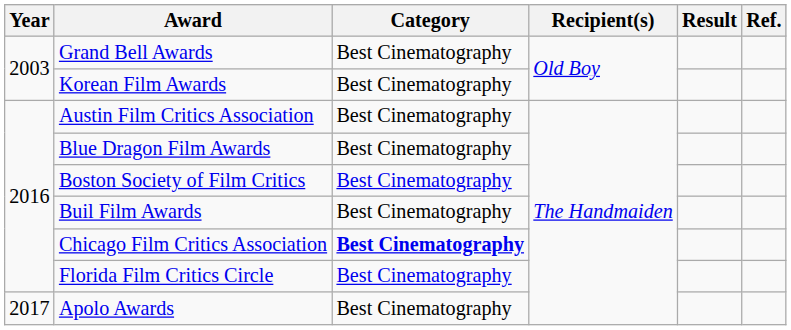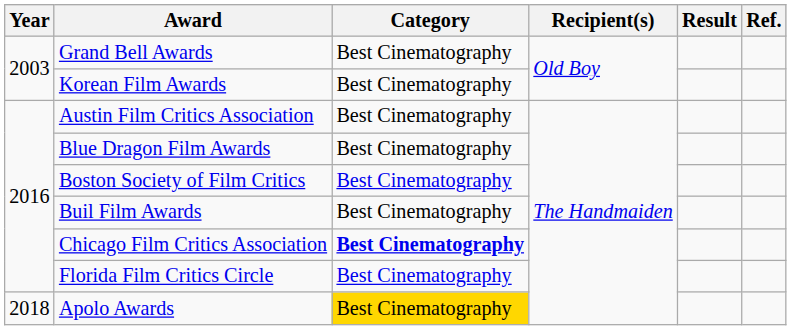(29, 308) 2017 -> (29, 308) 2018
(424, 308) no background -> (424, 308) gold background
